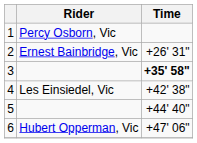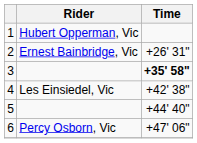(68, 33) Percy Osborn, Vic -> (79, 33) Hubert Opperman, Vic
(79, 128) Hubert Opperman, Vic -> (68, 128) Percy Osborn, Vic
